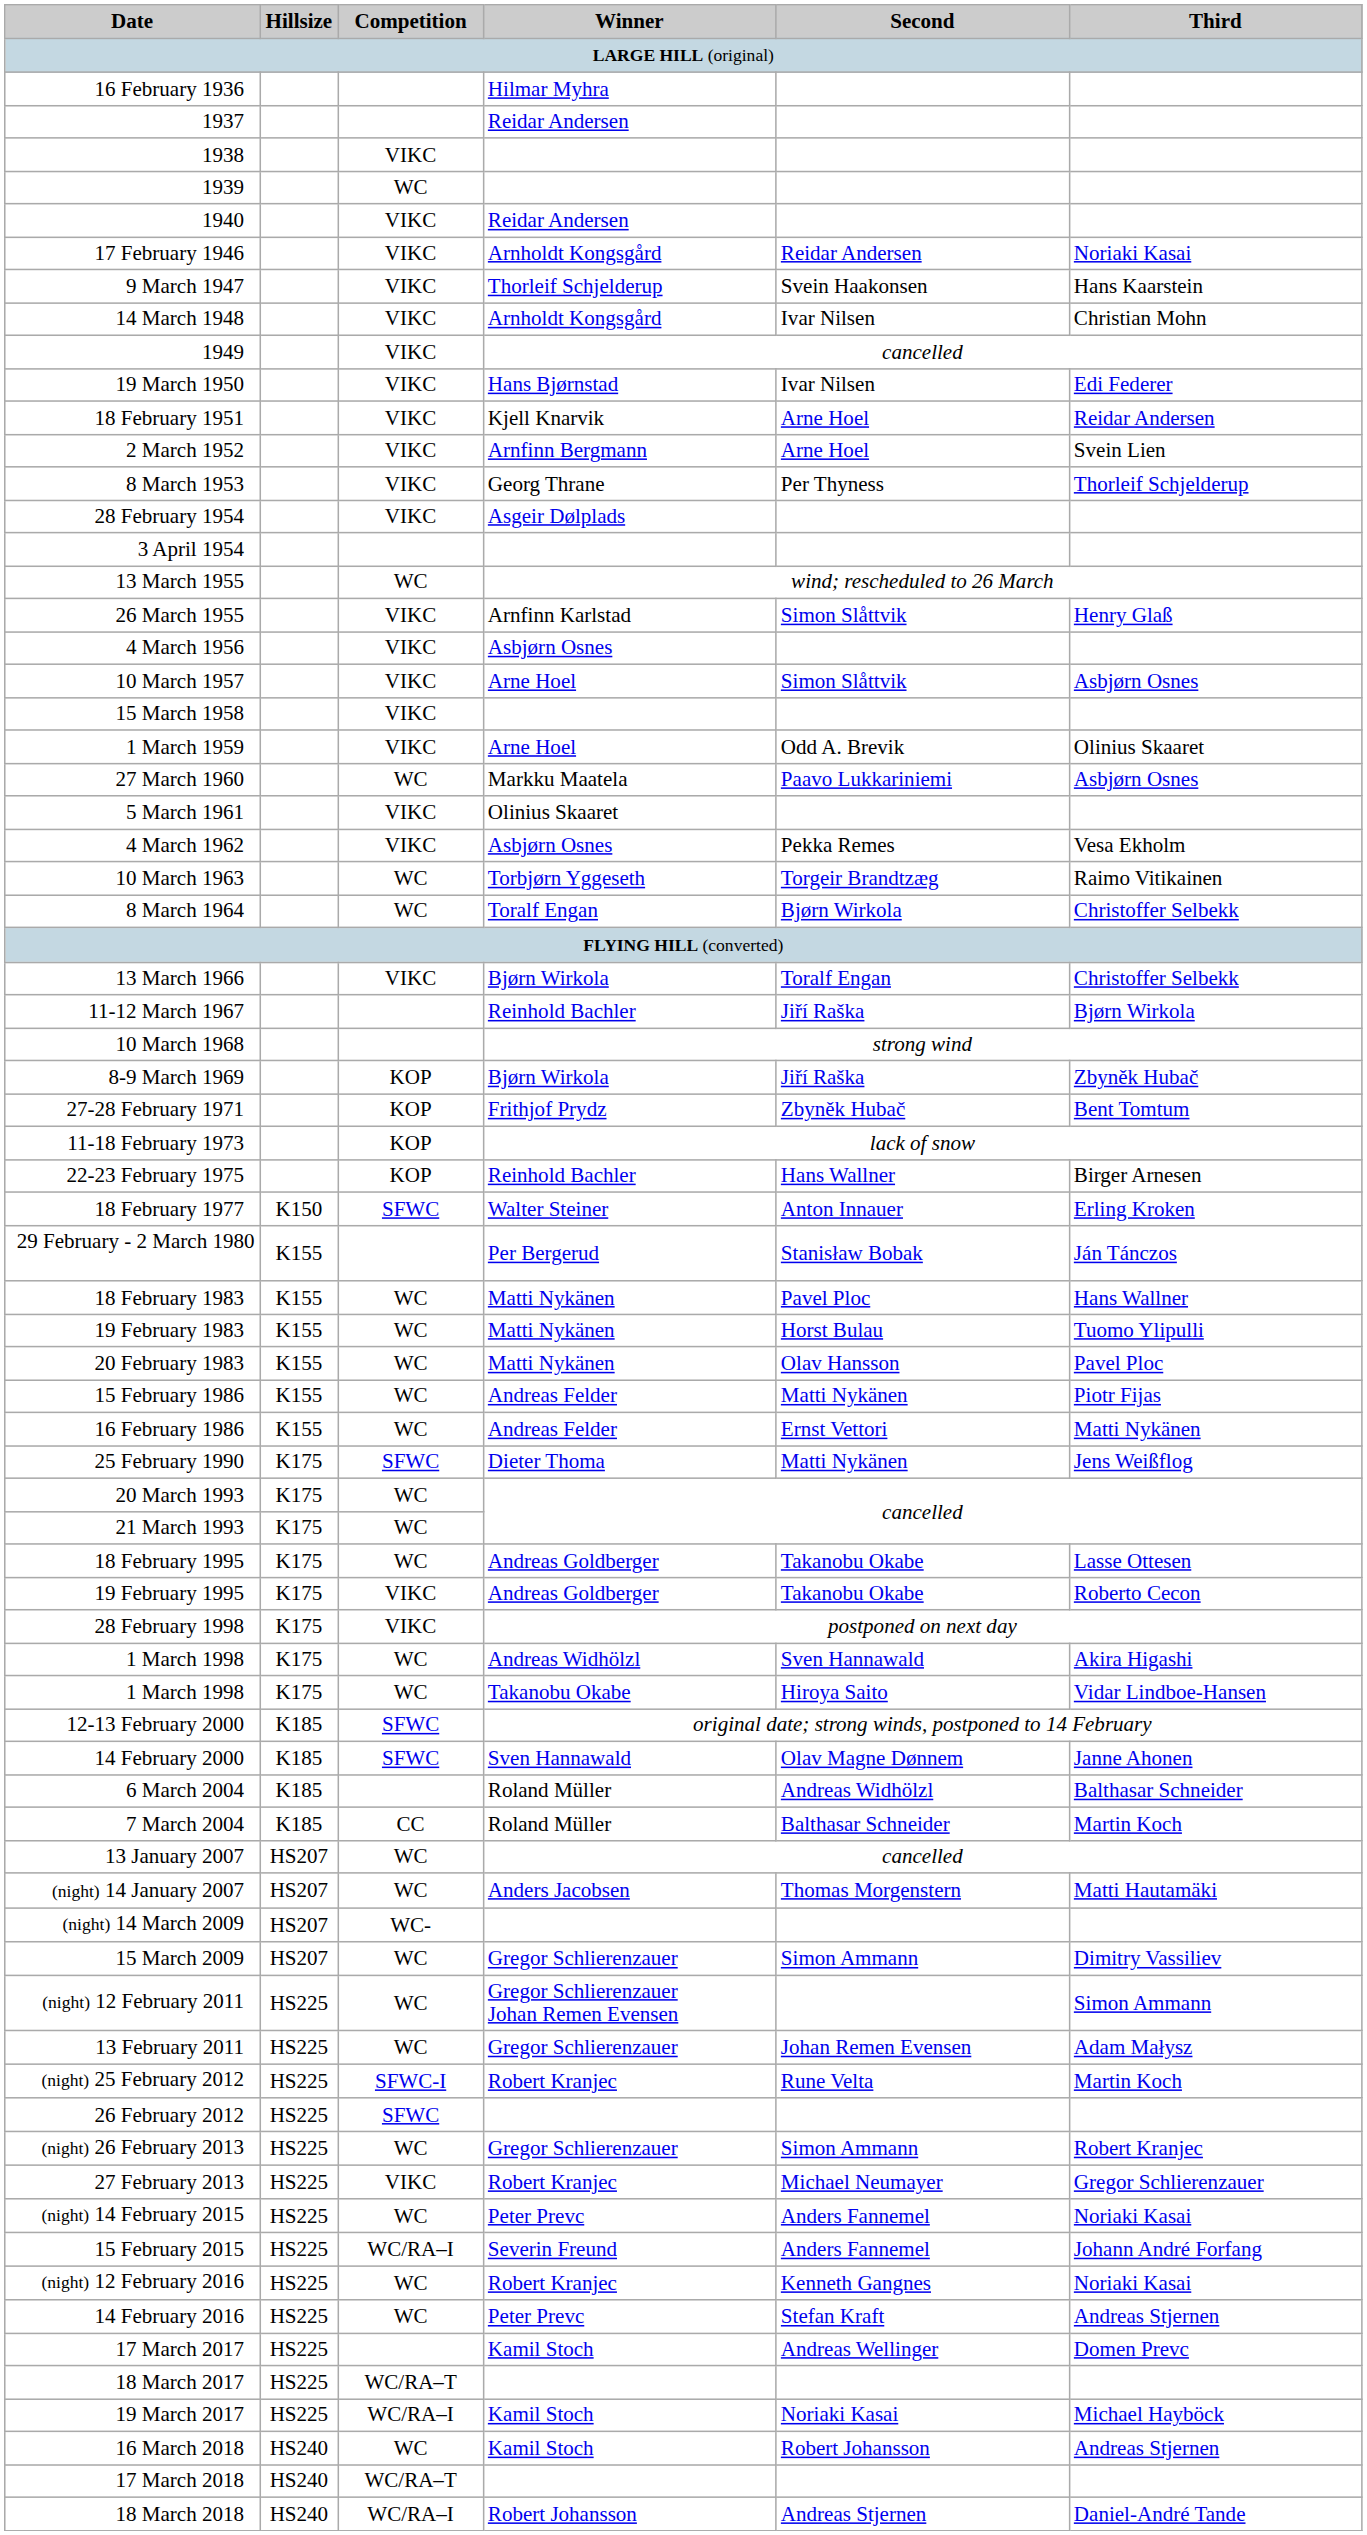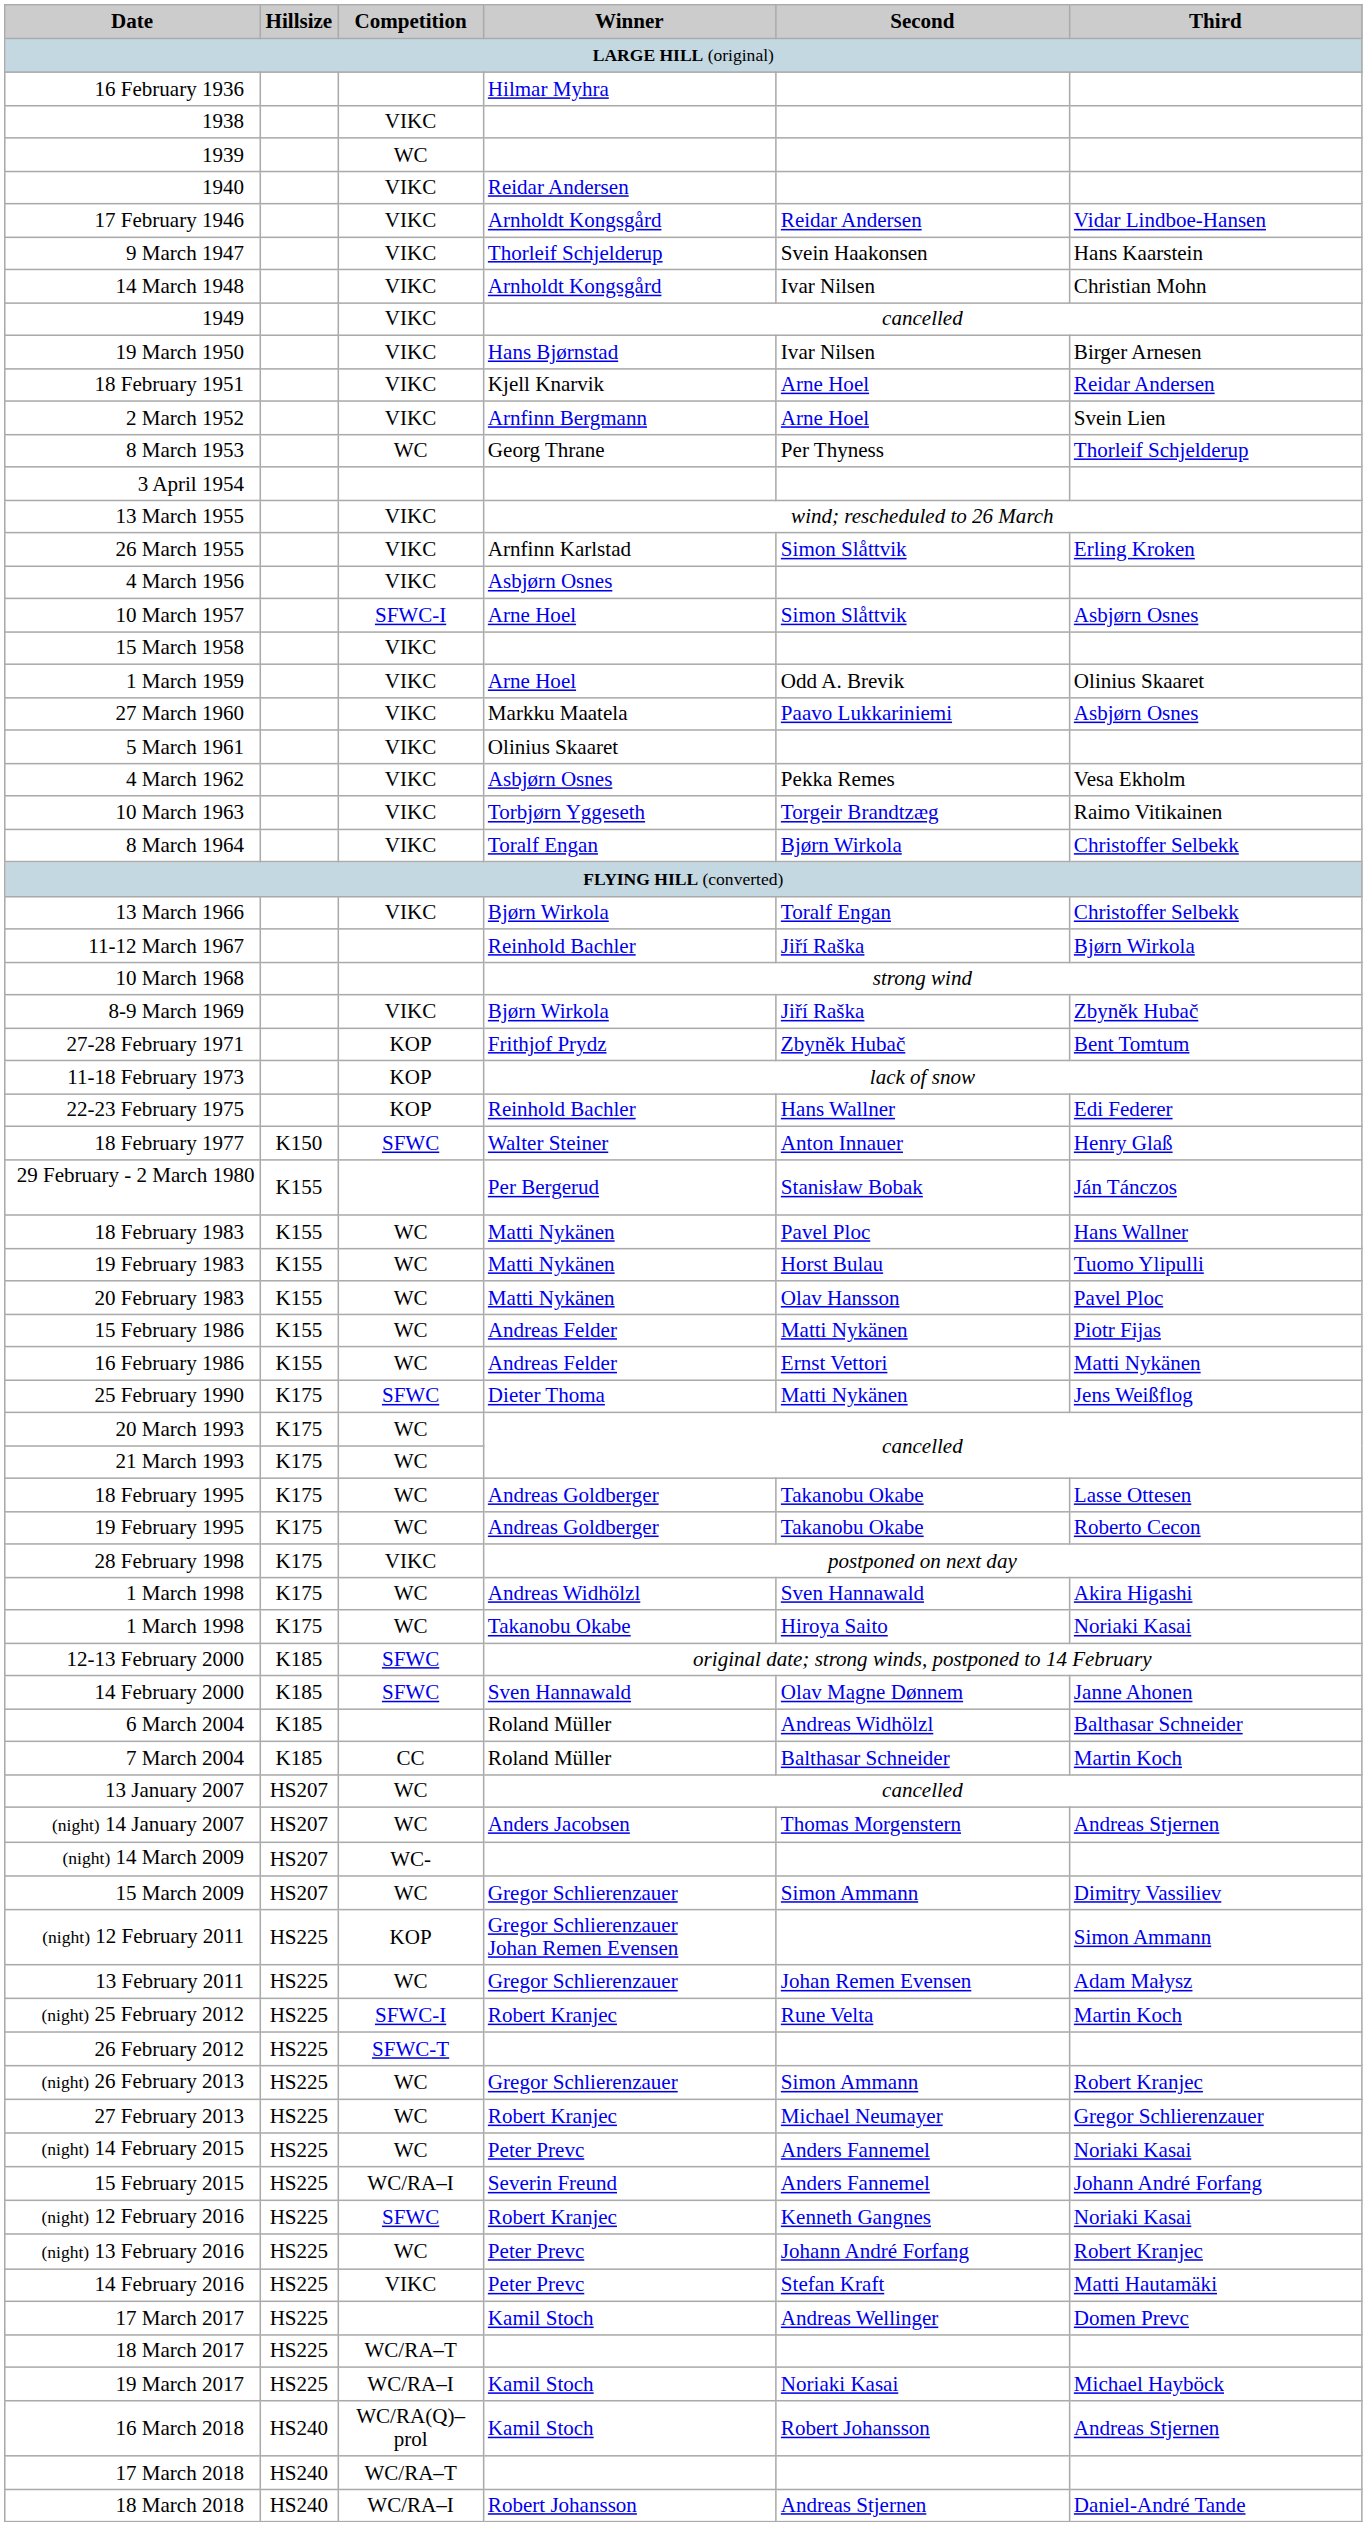- row: (228, 121)
(1133, 253) Noriaki Kasai -> (1170, 220) Vidar Lindboe-Hansen
(1123, 384) Edi Federer -> (1138, 351) Birger Arnesen
(411, 483) VIKC -> (411, 450) WC
- row: (174, 516)
(411, 582) WC -> (411, 516) VIKC
(1123, 615) Henry Glaß -> (1134, 549) Erling Kroken
(411, 680) VIKC -> (411, 615) SFWC-I
(411, 779) WC -> (411, 713) VIKC
(411, 878) WC -> (411, 812) VIKC
(411, 911) WC -> (411, 845) VIKC
(411, 1077) KOP -> (411, 1011) VIKC
(1138, 1175) Birger Arnesen -> (1123, 1110) Edi Federer
(1134, 1208) Erling Kroken -> (1123, 1142) Henry Glaß
(411, 1593) VIKC -> (411, 1527) WC
(1170, 1692) Vidar Lindboe-Hansen -> (1133, 1626) Noriaki Kasai
(1145, 1890) Matti Hautamäki -> (1147, 1824) Andreas Stjernen
(411, 2002) WC -> (411, 1937) KOP
(411, 2114) SFWC -> (411, 2048) SFWC-T
(411, 2181) VIKC -> (411, 2116) WC
(411, 2282) WC -> (411, 2217) SFWC
+ row: (148, 2250)
(411, 2316) WC -> (411, 2285) VIKC
(1147, 2316) Andreas Stjernen -> (1145, 2285) Matti Hautamäki
(411, 2448) WC -> (411, 2428) WC/RA(Q)–prol
